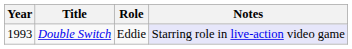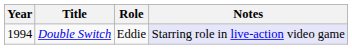(20, 34) 1993 -> (20, 34) 1994
